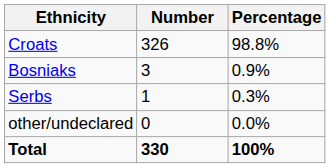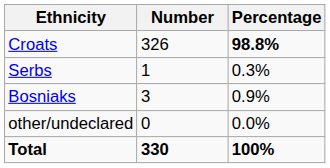(255, 44) normal -> (255, 44) bold
rows swapped: (42, 70) <-> (30, 96)
